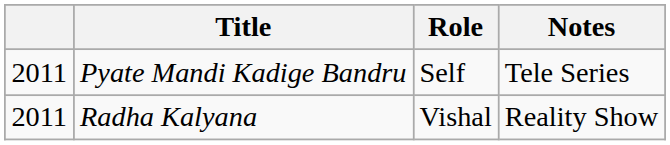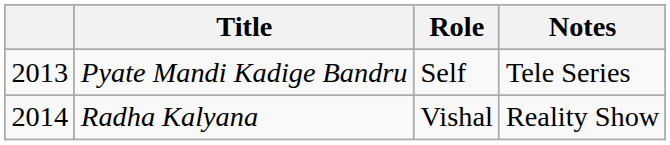(39, 71) 2011 -> (40, 71) 2013
(39, 116) 2011 -> (40, 116) 2014
